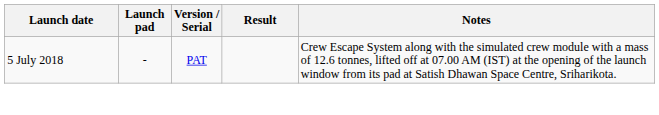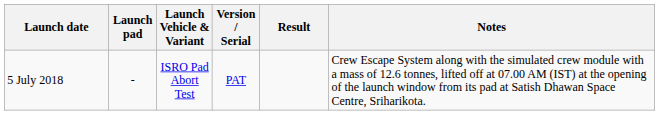+ column: (185, 27)
